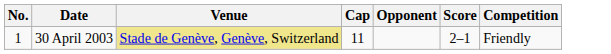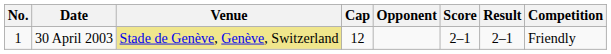+ column: (502, 15)
(358, 37) 11 -> (358, 37) 12
